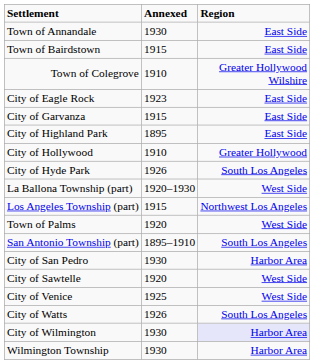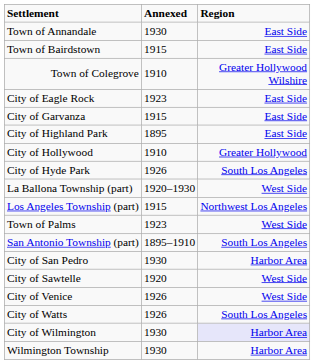(155, 224) 1920 -> (155, 224) 1923
(155, 296) 1925 -> (155, 296) 1926
